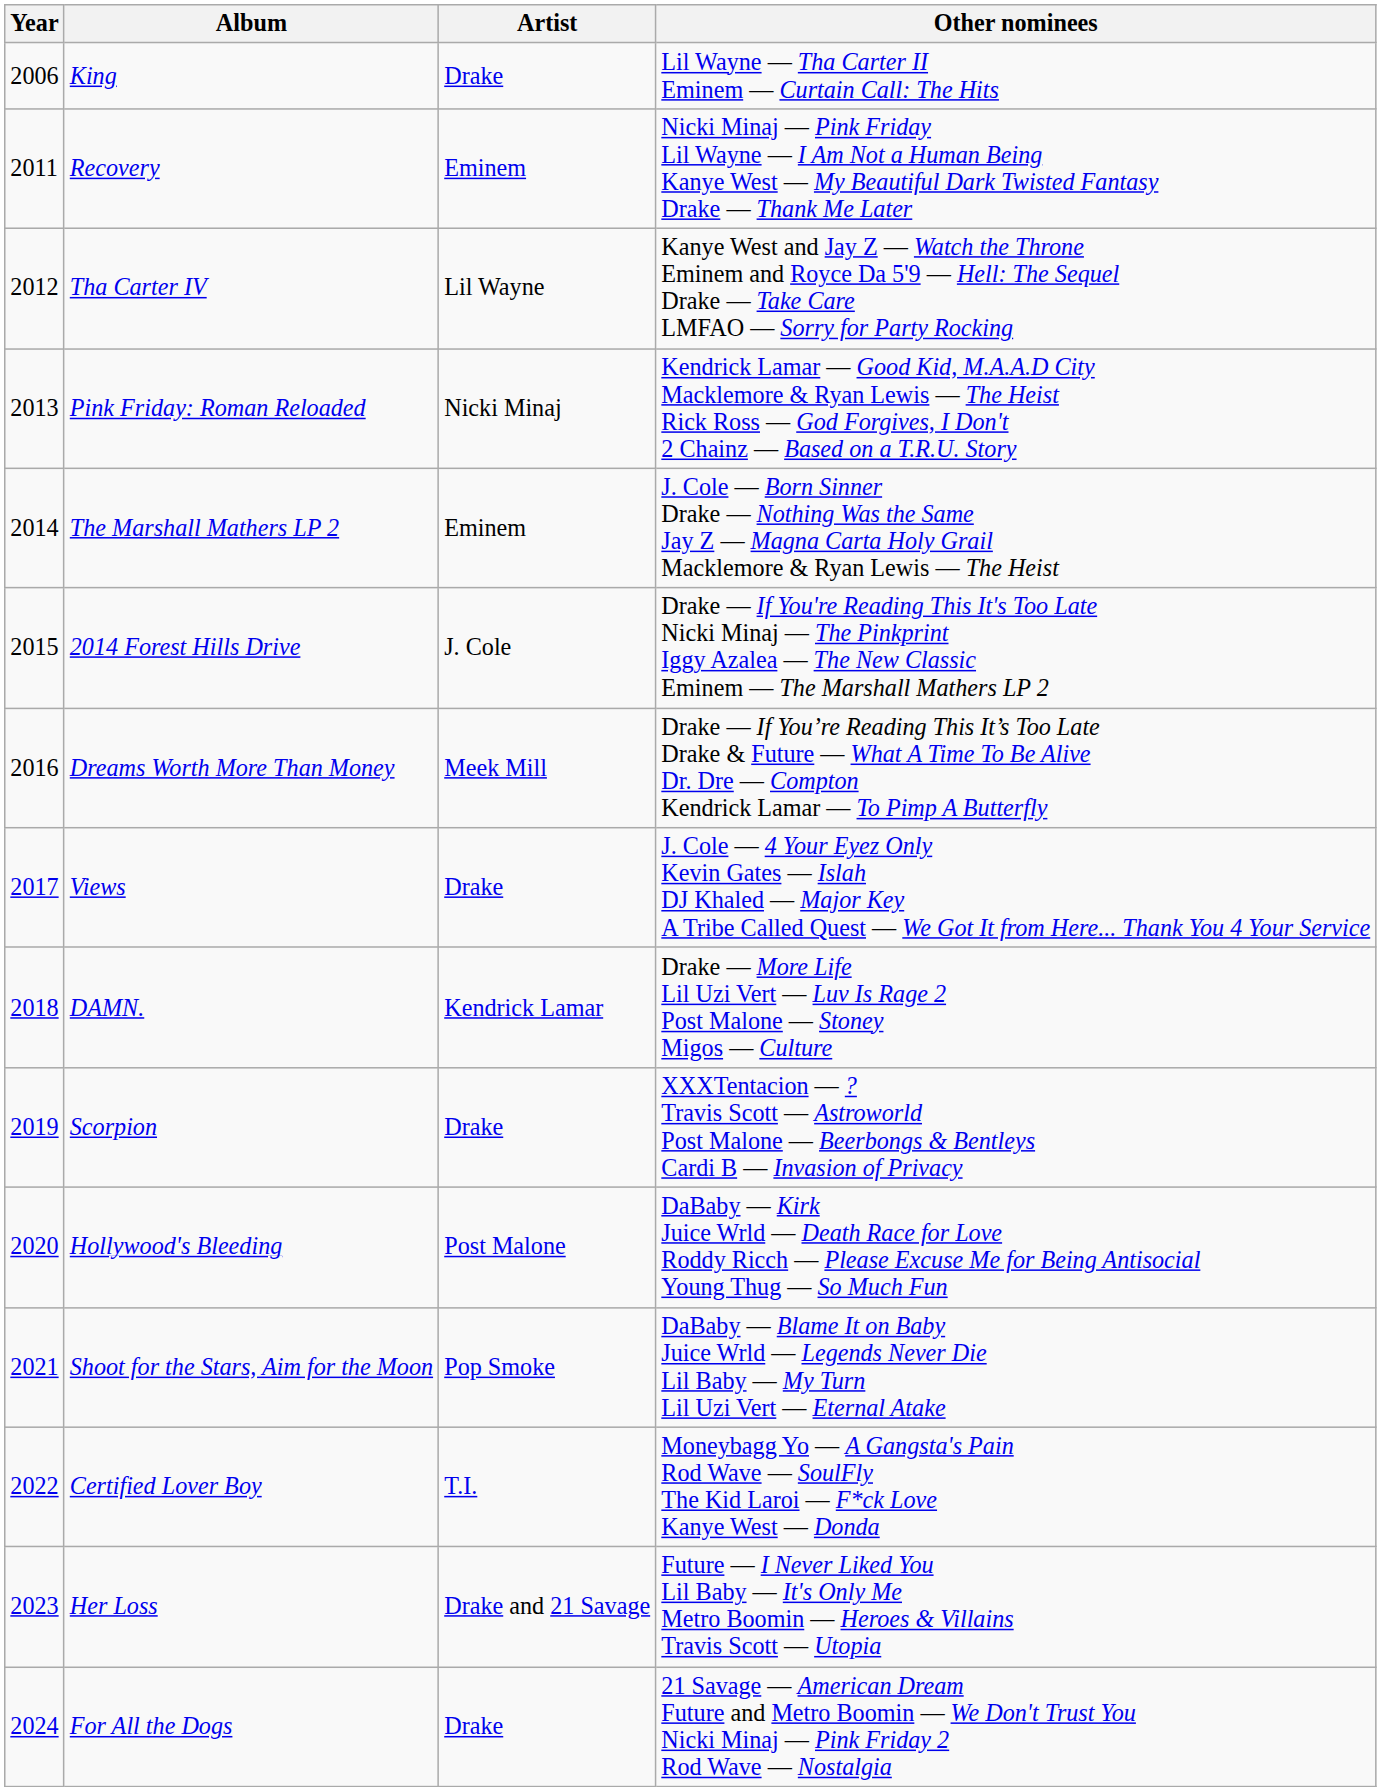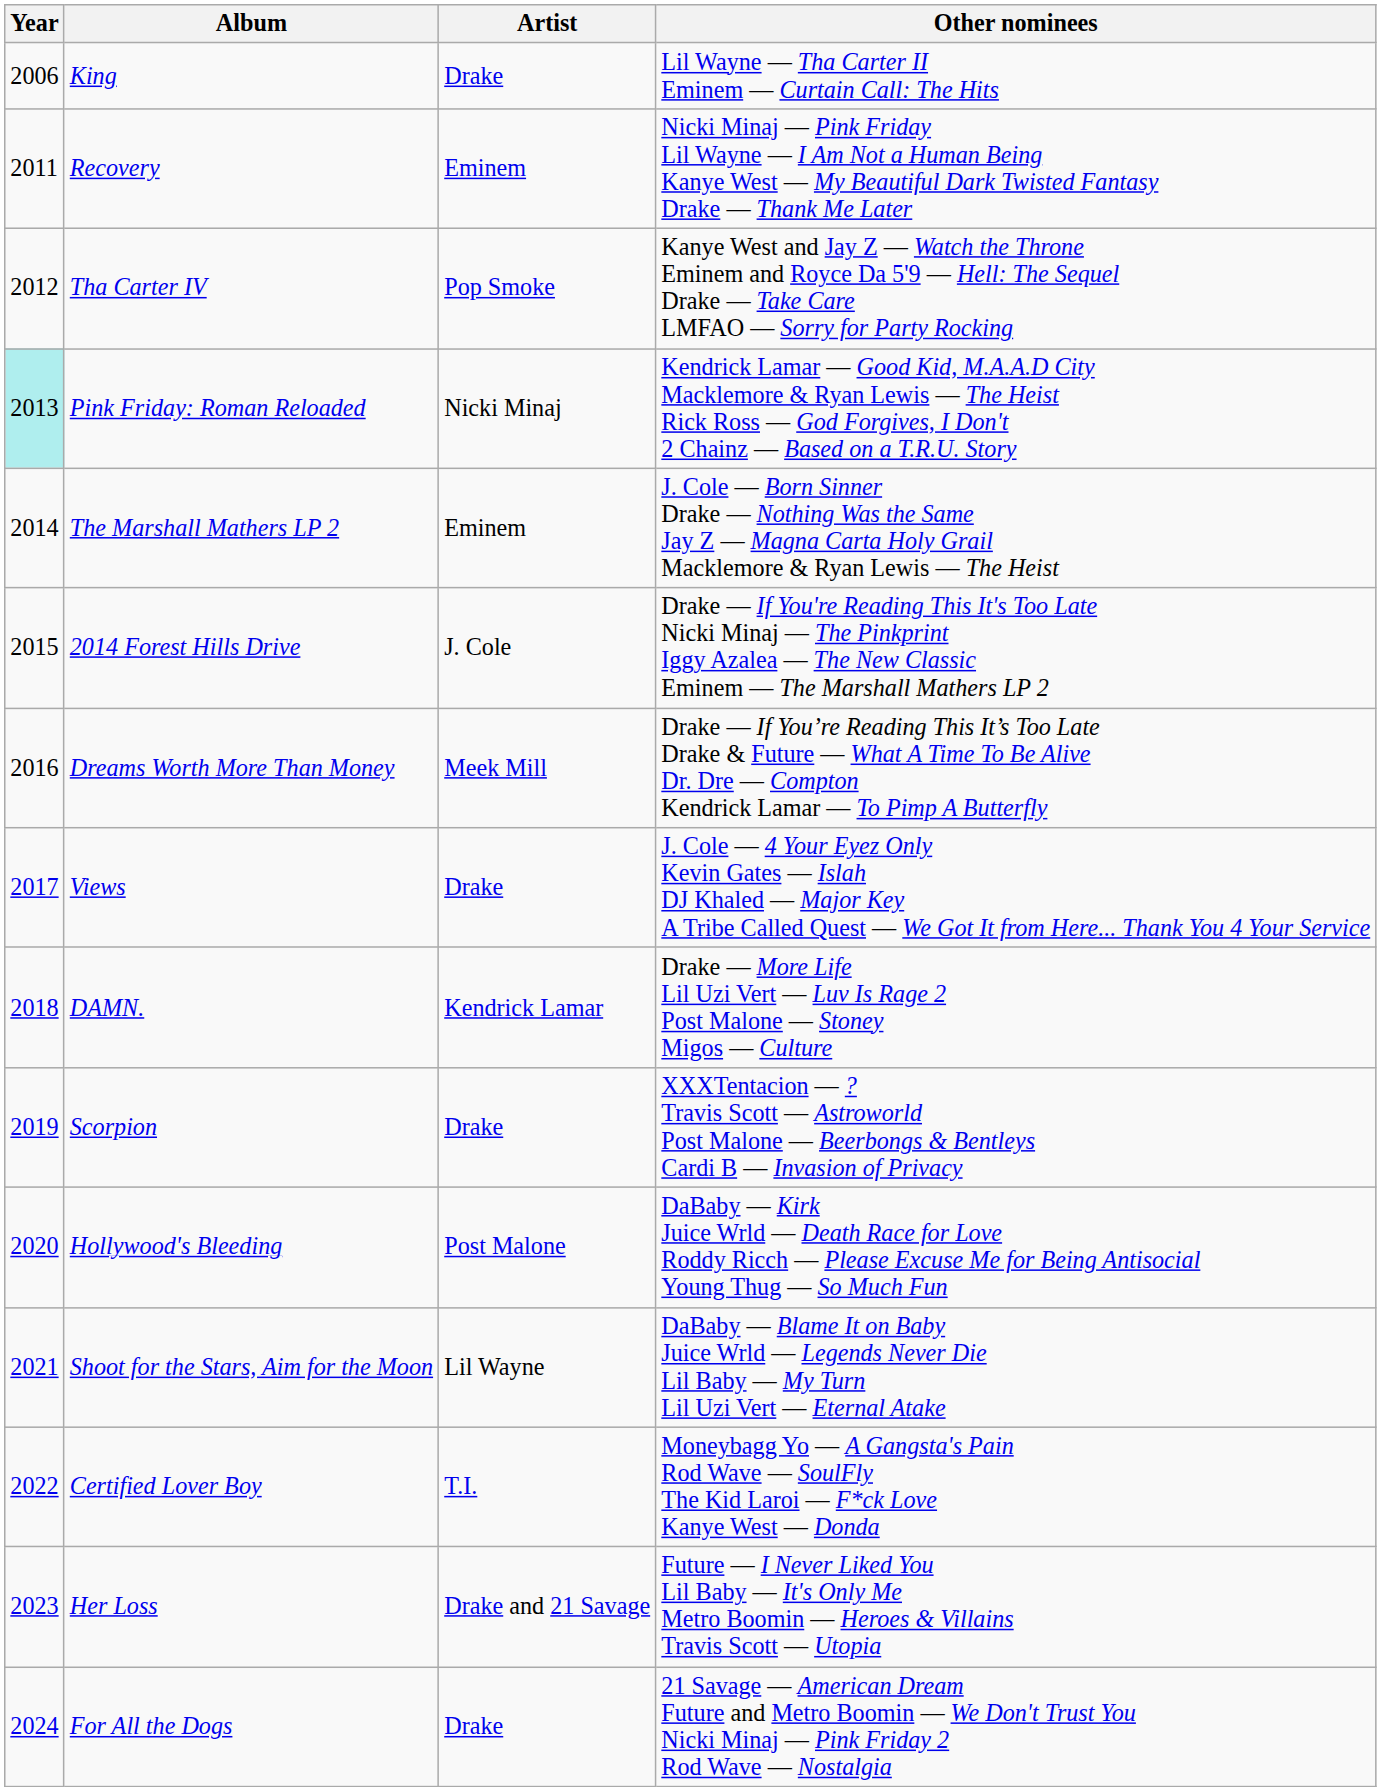(494, 288) Lil Wayne -> (500, 288) Pop Smoke
(34, 407) no background -> (34, 407) paleturquoise background
(500, 1366) Pop Smoke -> (494, 1366) Lil Wayne
